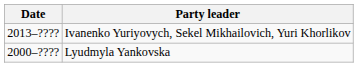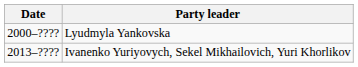rows swapped: (117, 52) <-> (208, 33)
